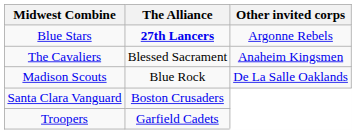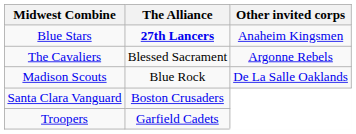(291, 35) Argonne Rebels -> (291, 35) Anaheim Kingsmen
(291, 56) Anaheim Kingsmen -> (291, 56) Argonne Rebels
